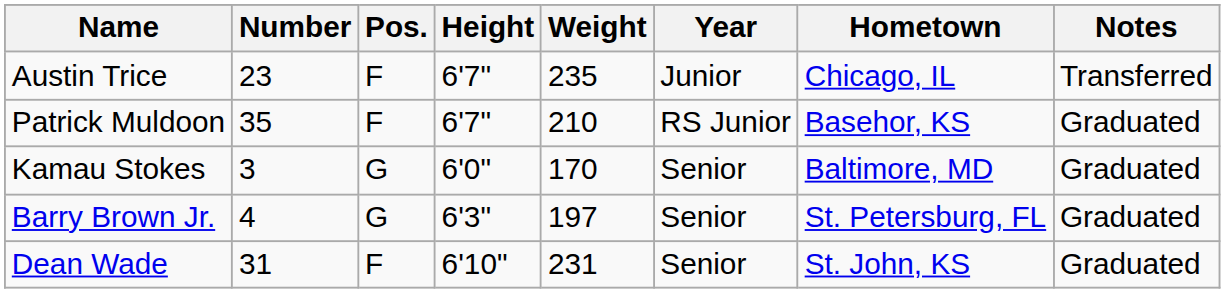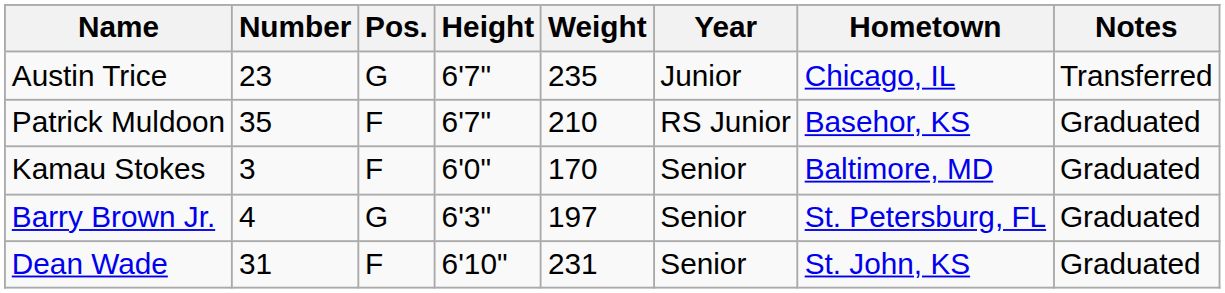(374, 75) F -> (377, 75) G
(377, 169) G -> (374, 169) F
